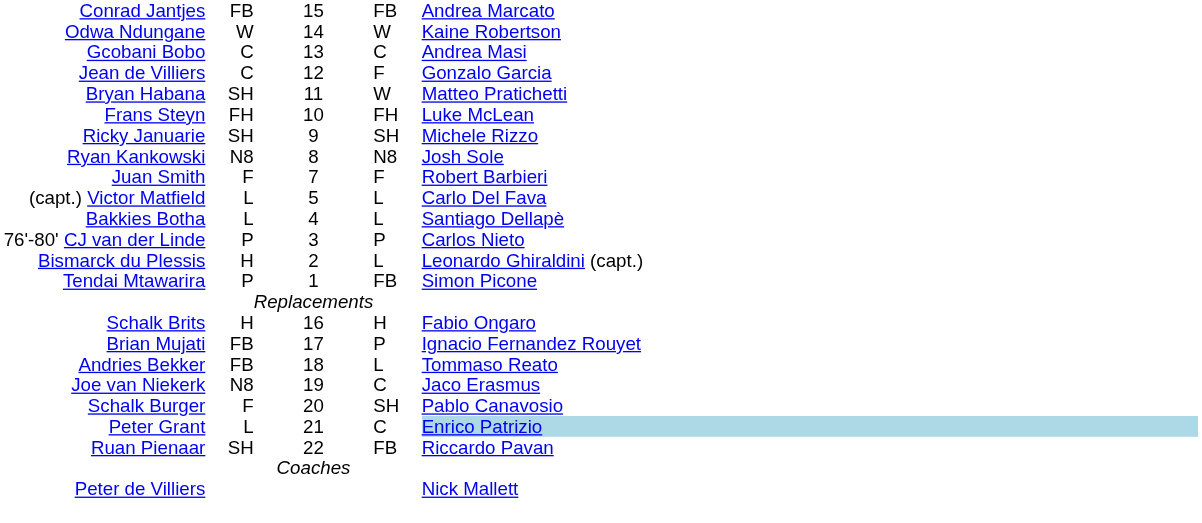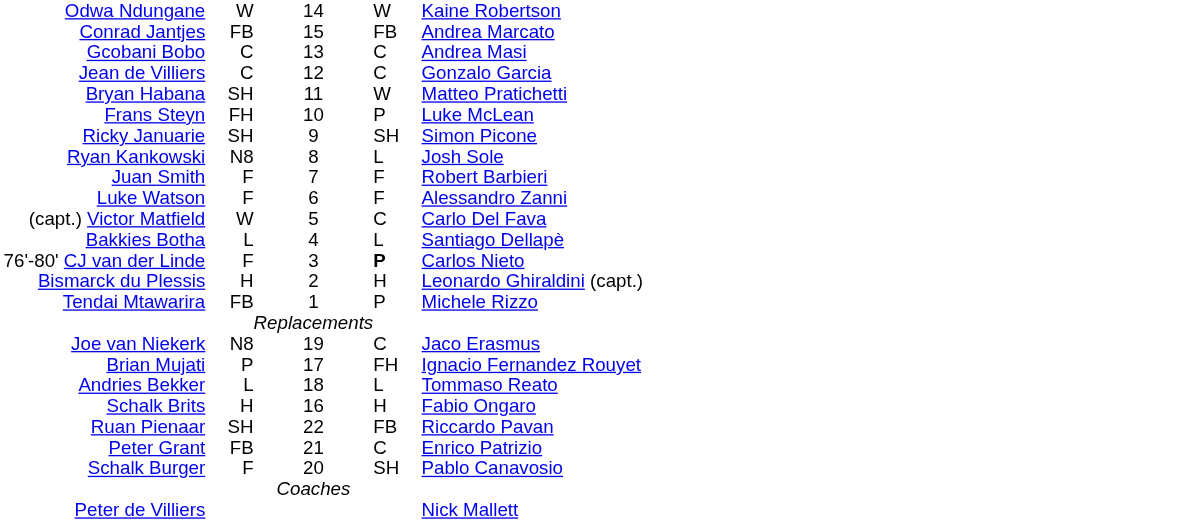rows swapped: (142, 10) <-> (135, 31)
(379, 73) F -> (380, 73) C
(386, 114) FH -> (379, 114) P
(480, 135) Michele Rizzo -> (479, 135) Simon Picone
(385, 156) N8 -> (378, 156) L
+ row: (151, 198)
(248, 198) L -> (245, 218) W
(378, 198) L -> (380, 218) C
(247, 239) P -> (248, 260) F
(380, 239) normal -> (379, 260) bold
(378, 260) L -> (380, 281) H
(247, 281) P -> (242, 302) FB
(385, 281) FB -> (379, 302) P
(479, 281) Simon Picone -> (480, 302) Michele Rizzo
rows swapped: (156, 322) <-> (138, 385)
(242, 343) FB -> (247, 364) P
(380, 343) P -> (386, 364) FH
(242, 364) FB -> (248, 385) L
rows swapped: (147, 406) <-> (148, 447)
(248, 426) L -> (242, 447) FB
(482, 426) lightblue background -> (482, 447) no background
